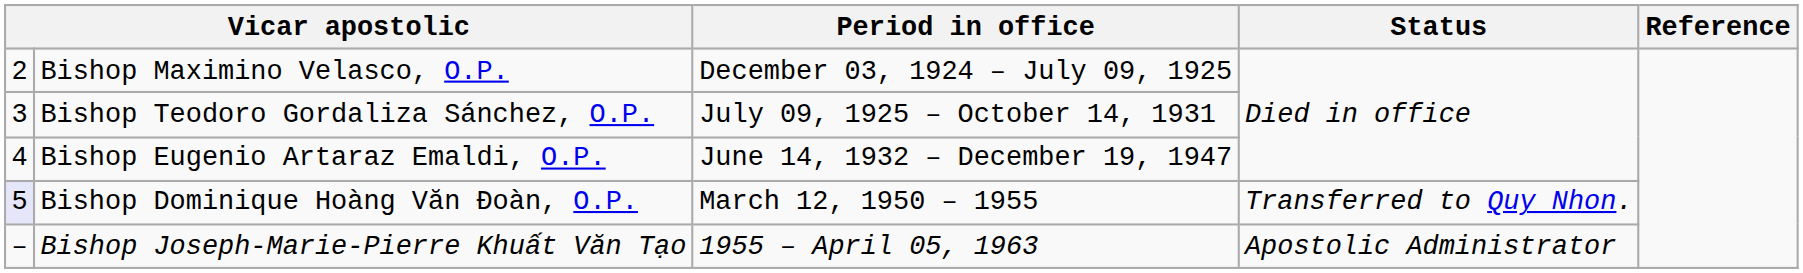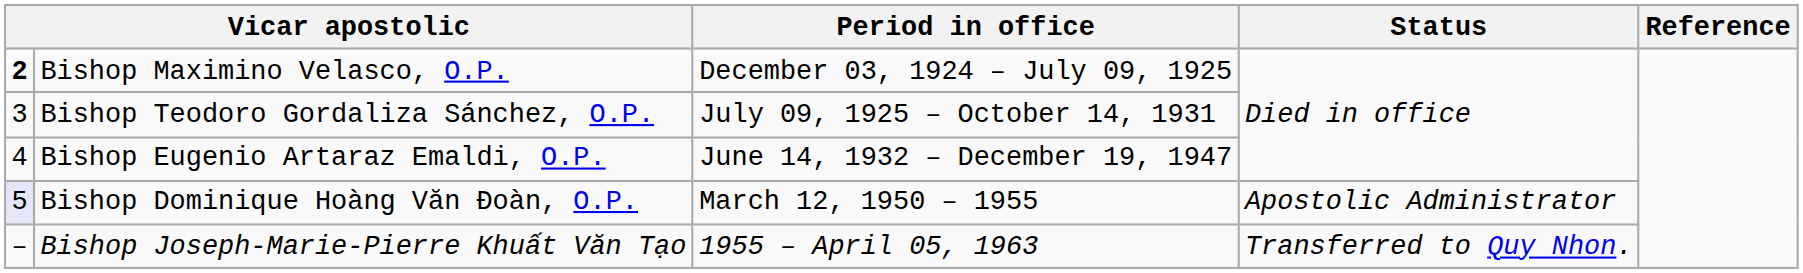(20, 71) normal -> (20, 71) bold
(1439, 202) Transferred to Quy Nhon. -> (1431, 202) Apostolic Administrator
(1431, 246) Apostolic Administrator -> (1439, 246) Transferred to Quy Nhon.
